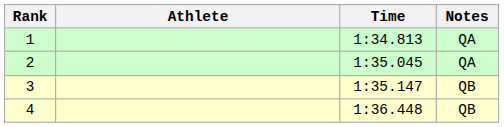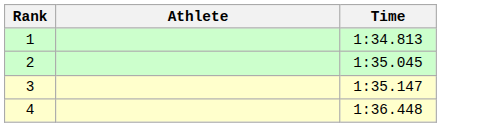- column: (467, 16)
